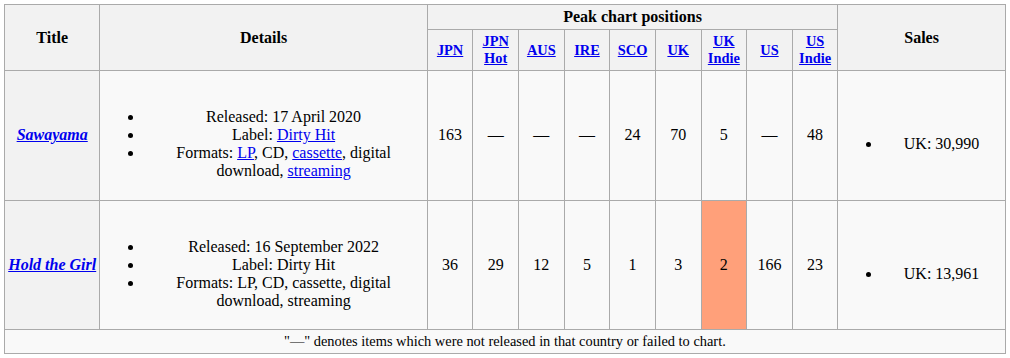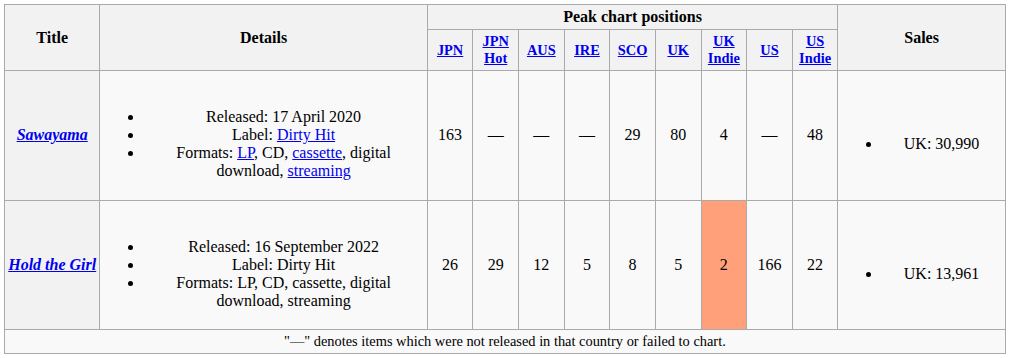(633, 135) 24 -> (633, 135) 29
(678, 135) 70 -> (678, 135) 80
(724, 135) 5 -> (724, 135) 4
(450, 264) 36 -> (450, 264) 26
(633, 264) 1 -> (633, 264) 8
(678, 264) 3 -> (678, 264) 5
(815, 264) 23 -> (815, 264) 22
